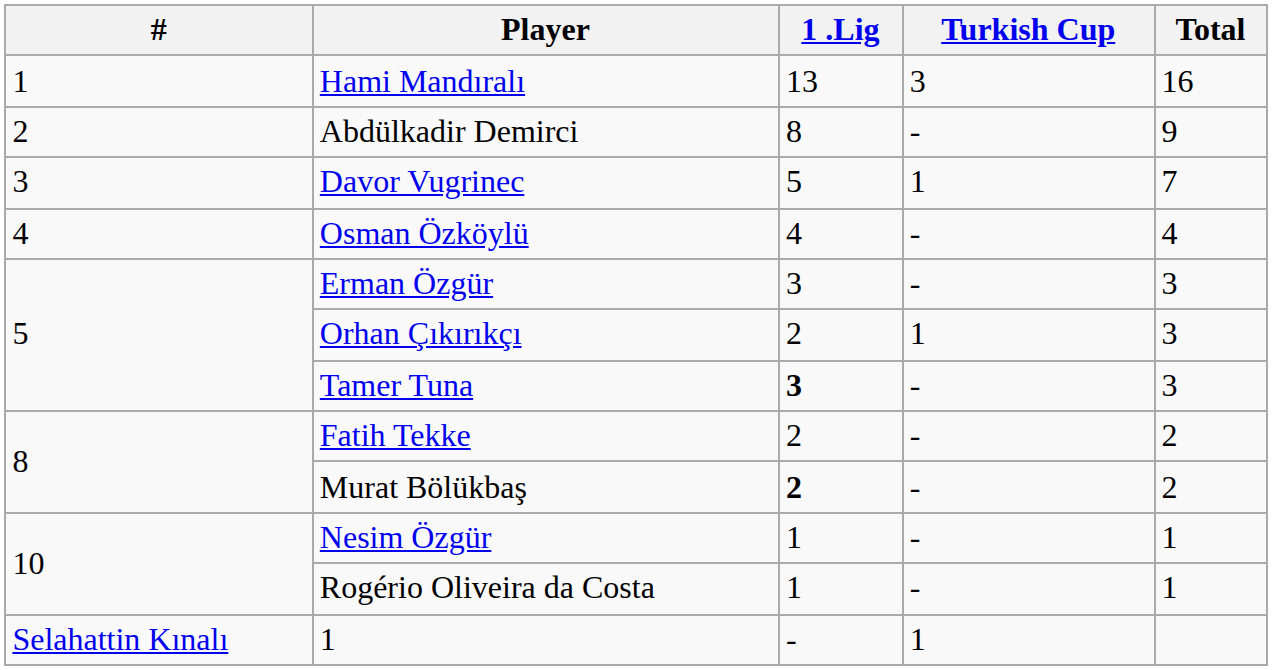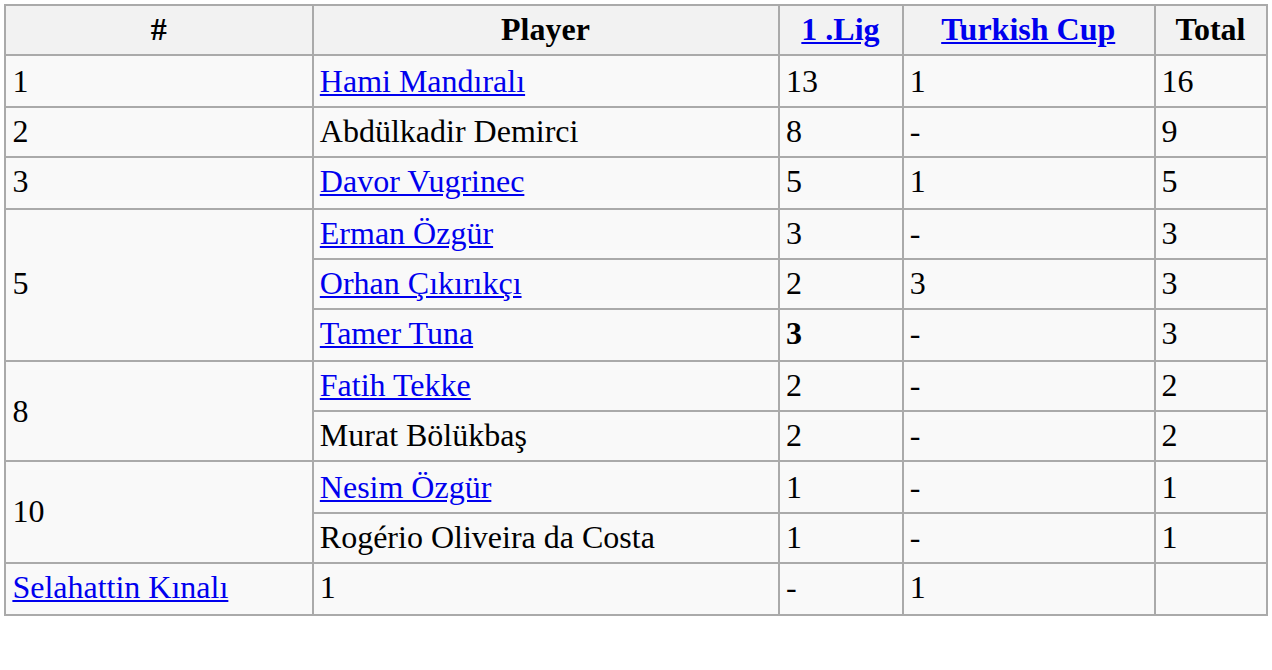(918, 80) 3 -> (918, 80) 1
(1169, 182) 7 -> (1169, 182) 5
- row: (424, 232)
(918, 334) 1 -> (918, 283) 3
(794, 486) bold -> (794, 435) normal
